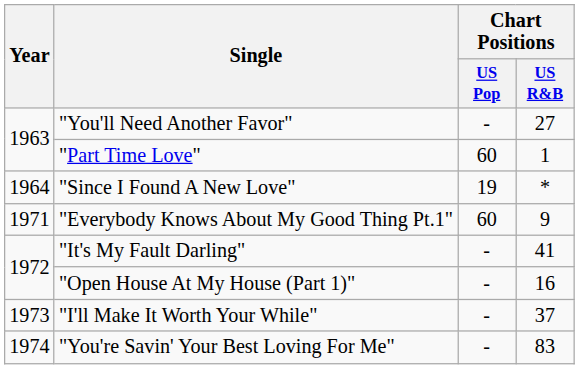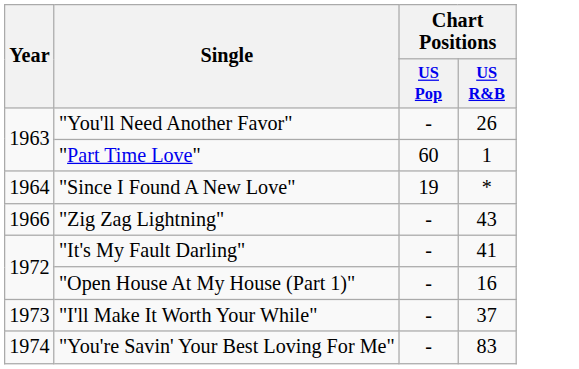(545, 123) 27 -> (487, 123) 26
+ row: (142, 219)
- row: (256, 219)
